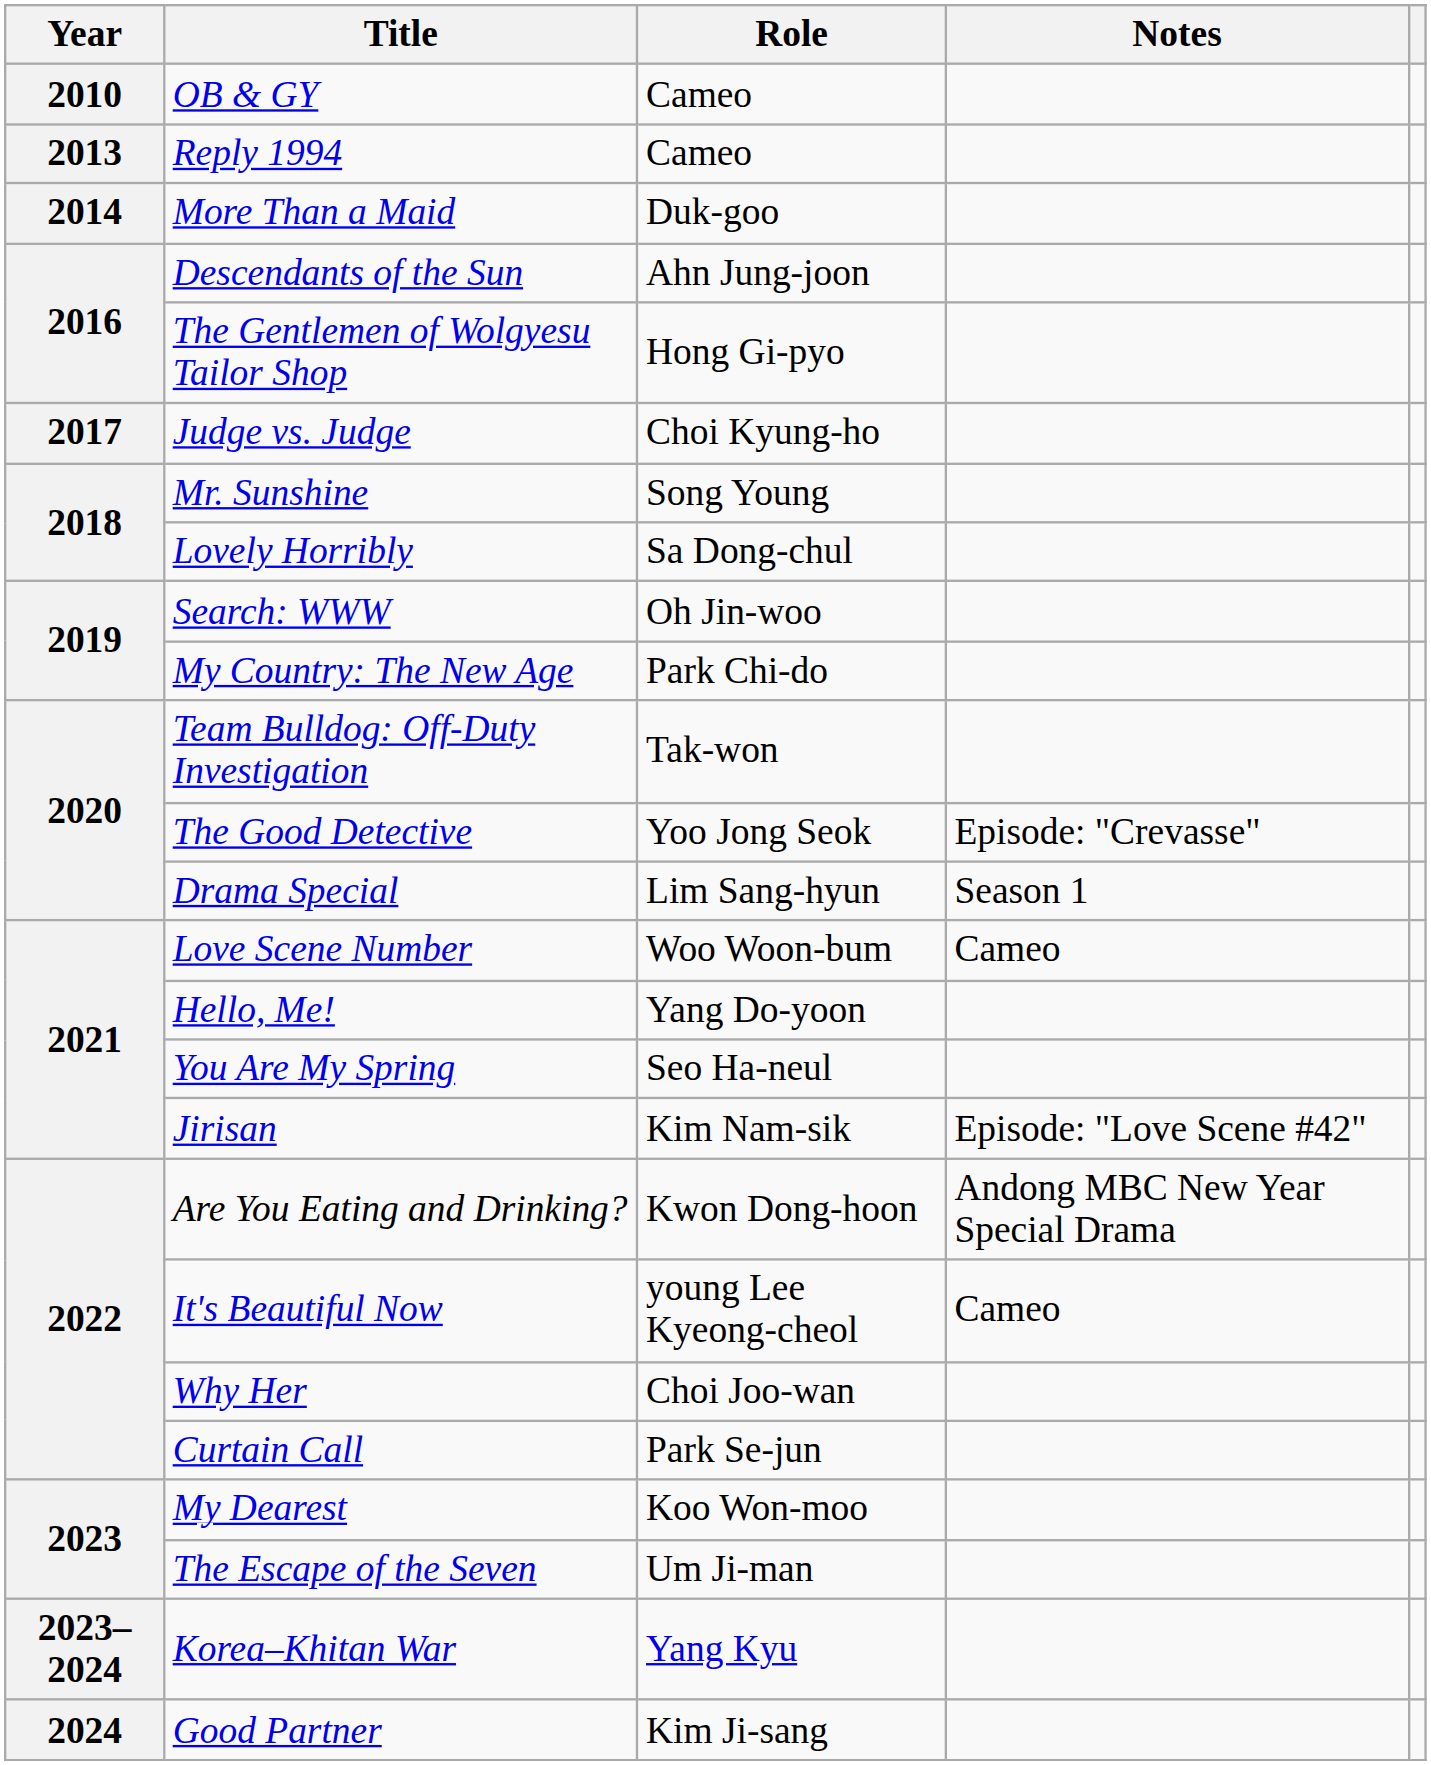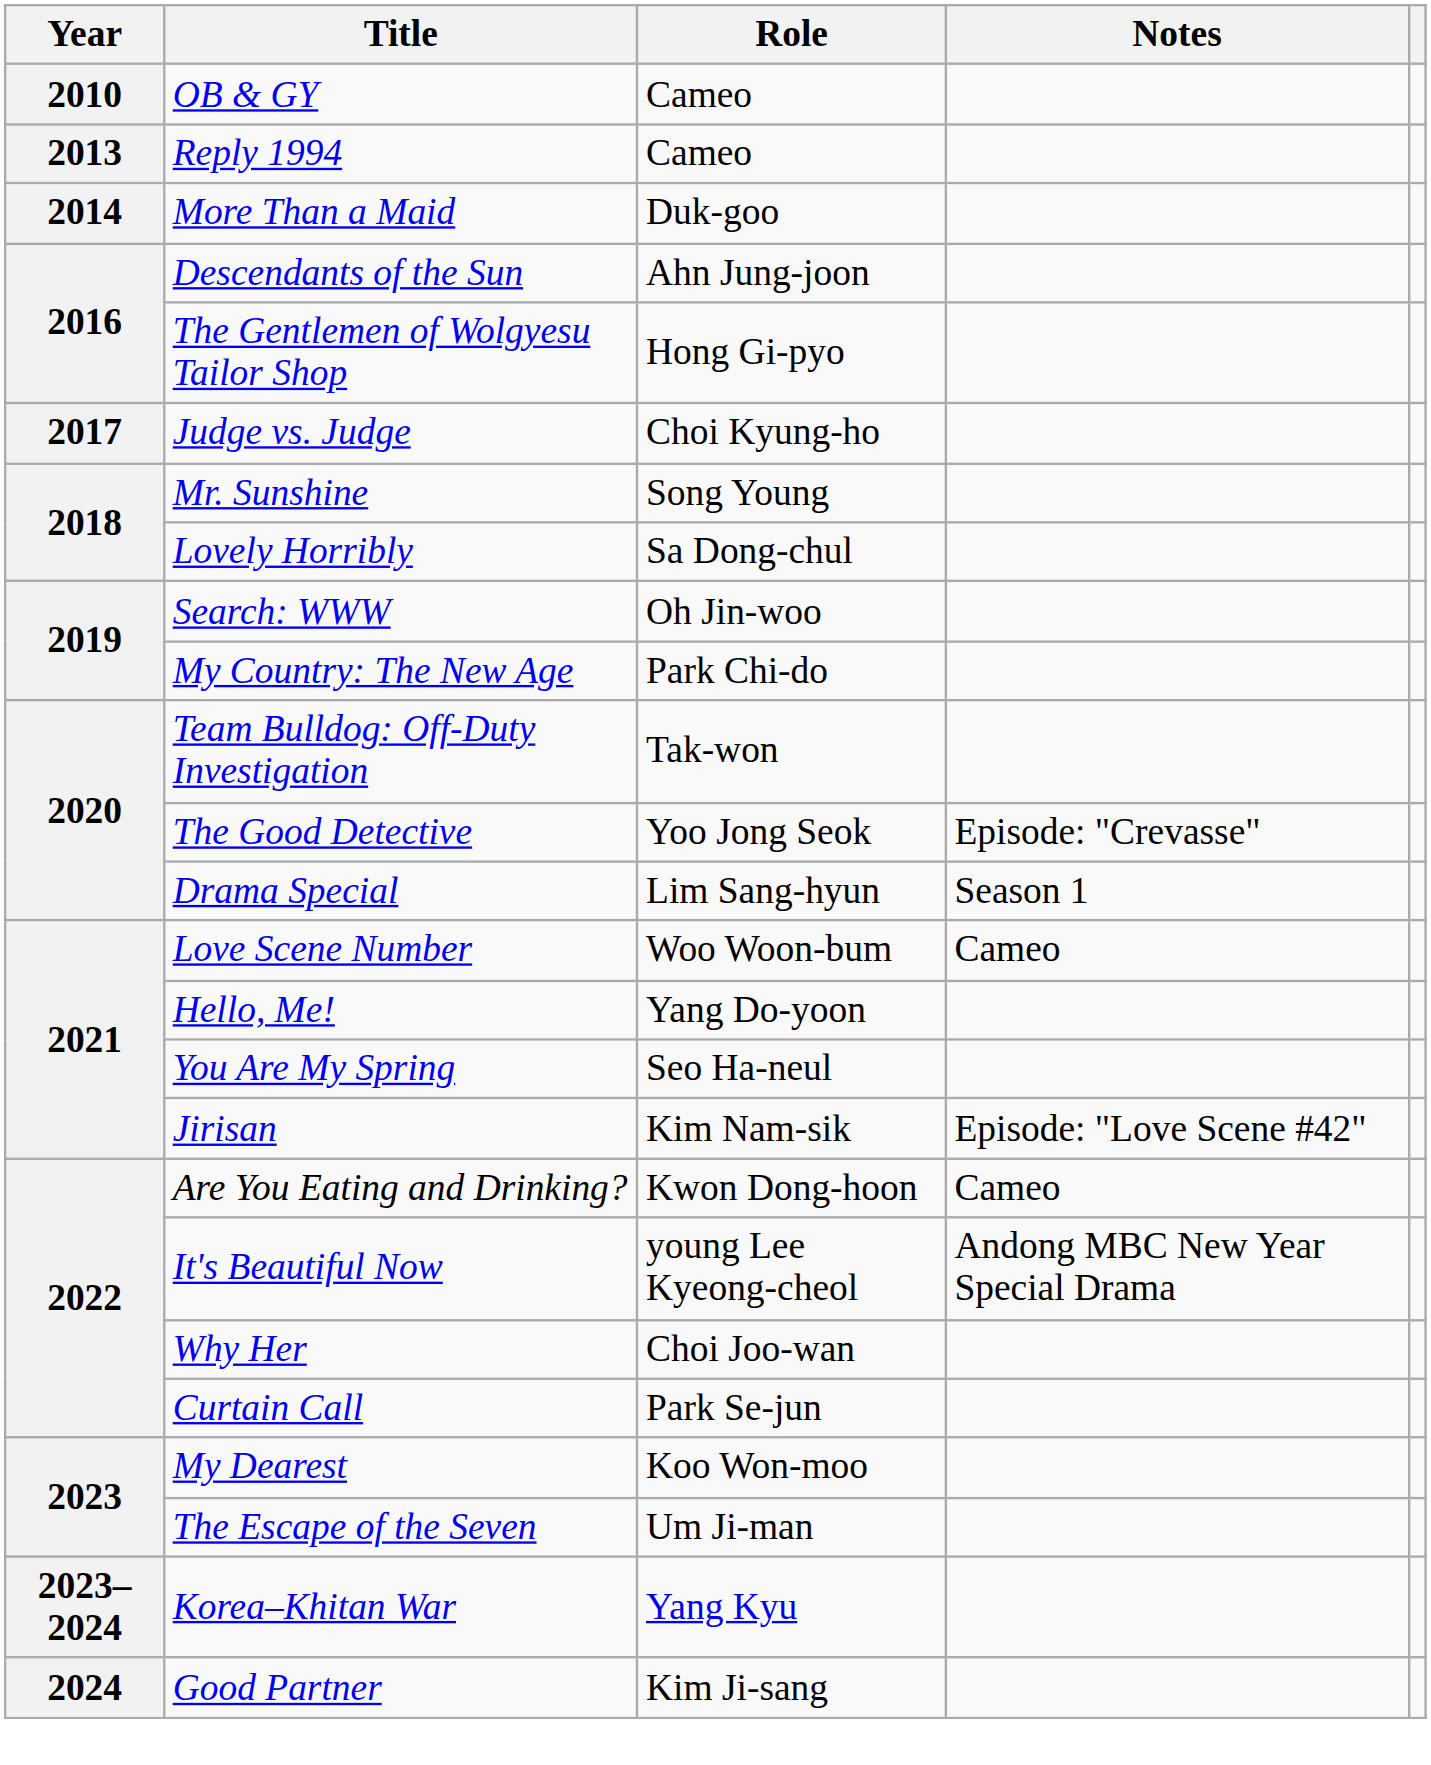(1140, 1208) Andong MBC New Year Special Drama -> (1007, 1187) Cameo
(1007, 1309) Cameo -> (1140, 1267) Andong MBC New Year Special Drama
